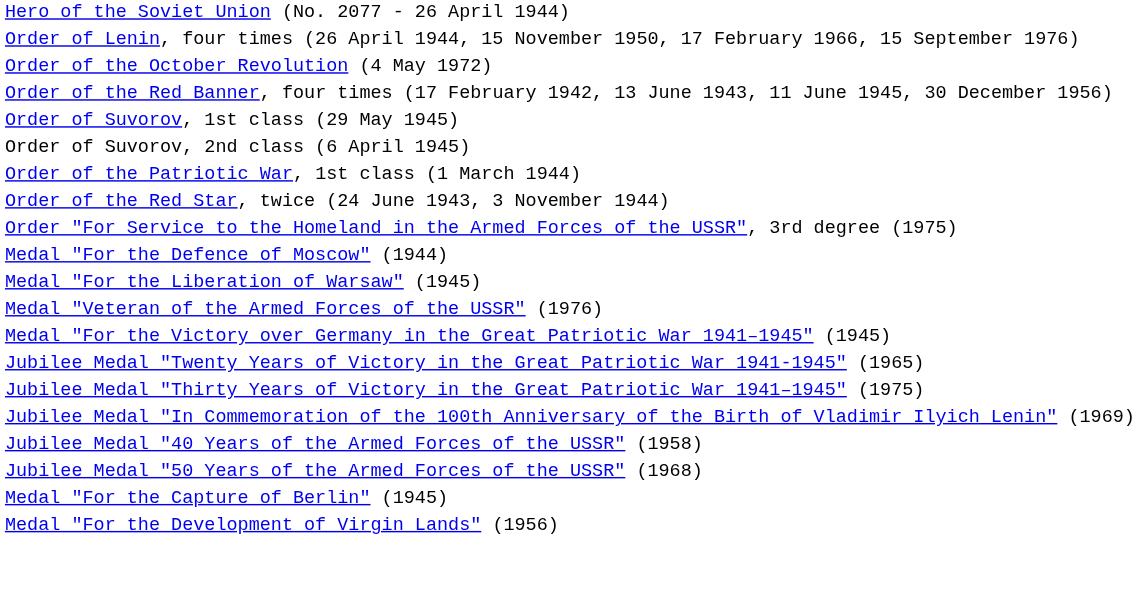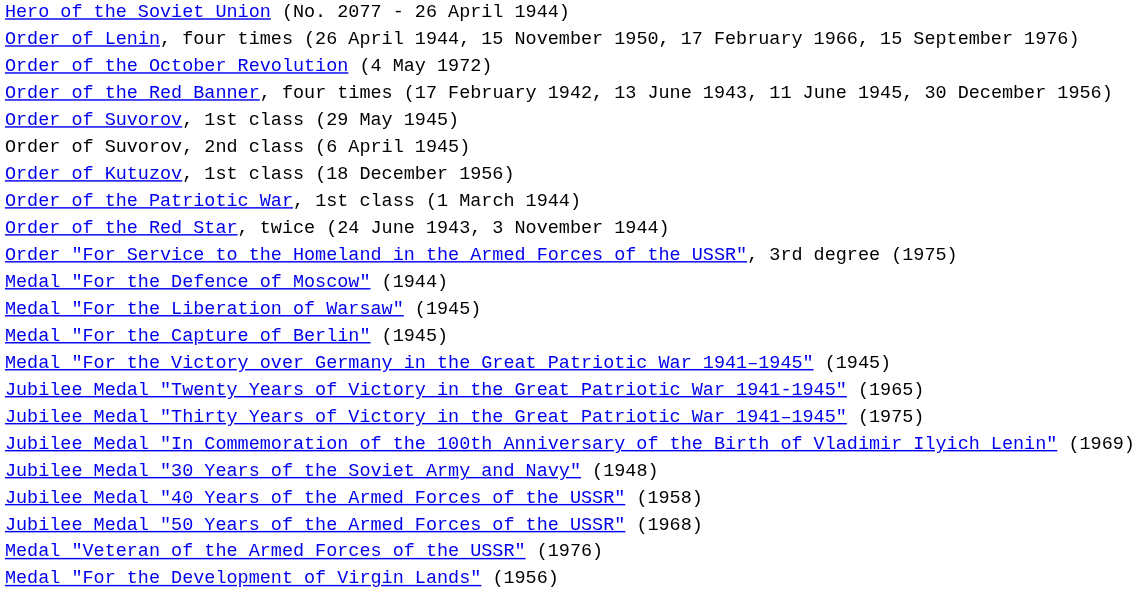+ row: (260, 174)
rows swapped: (227, 498) <-> (304, 309)
+ row: (332, 471)
